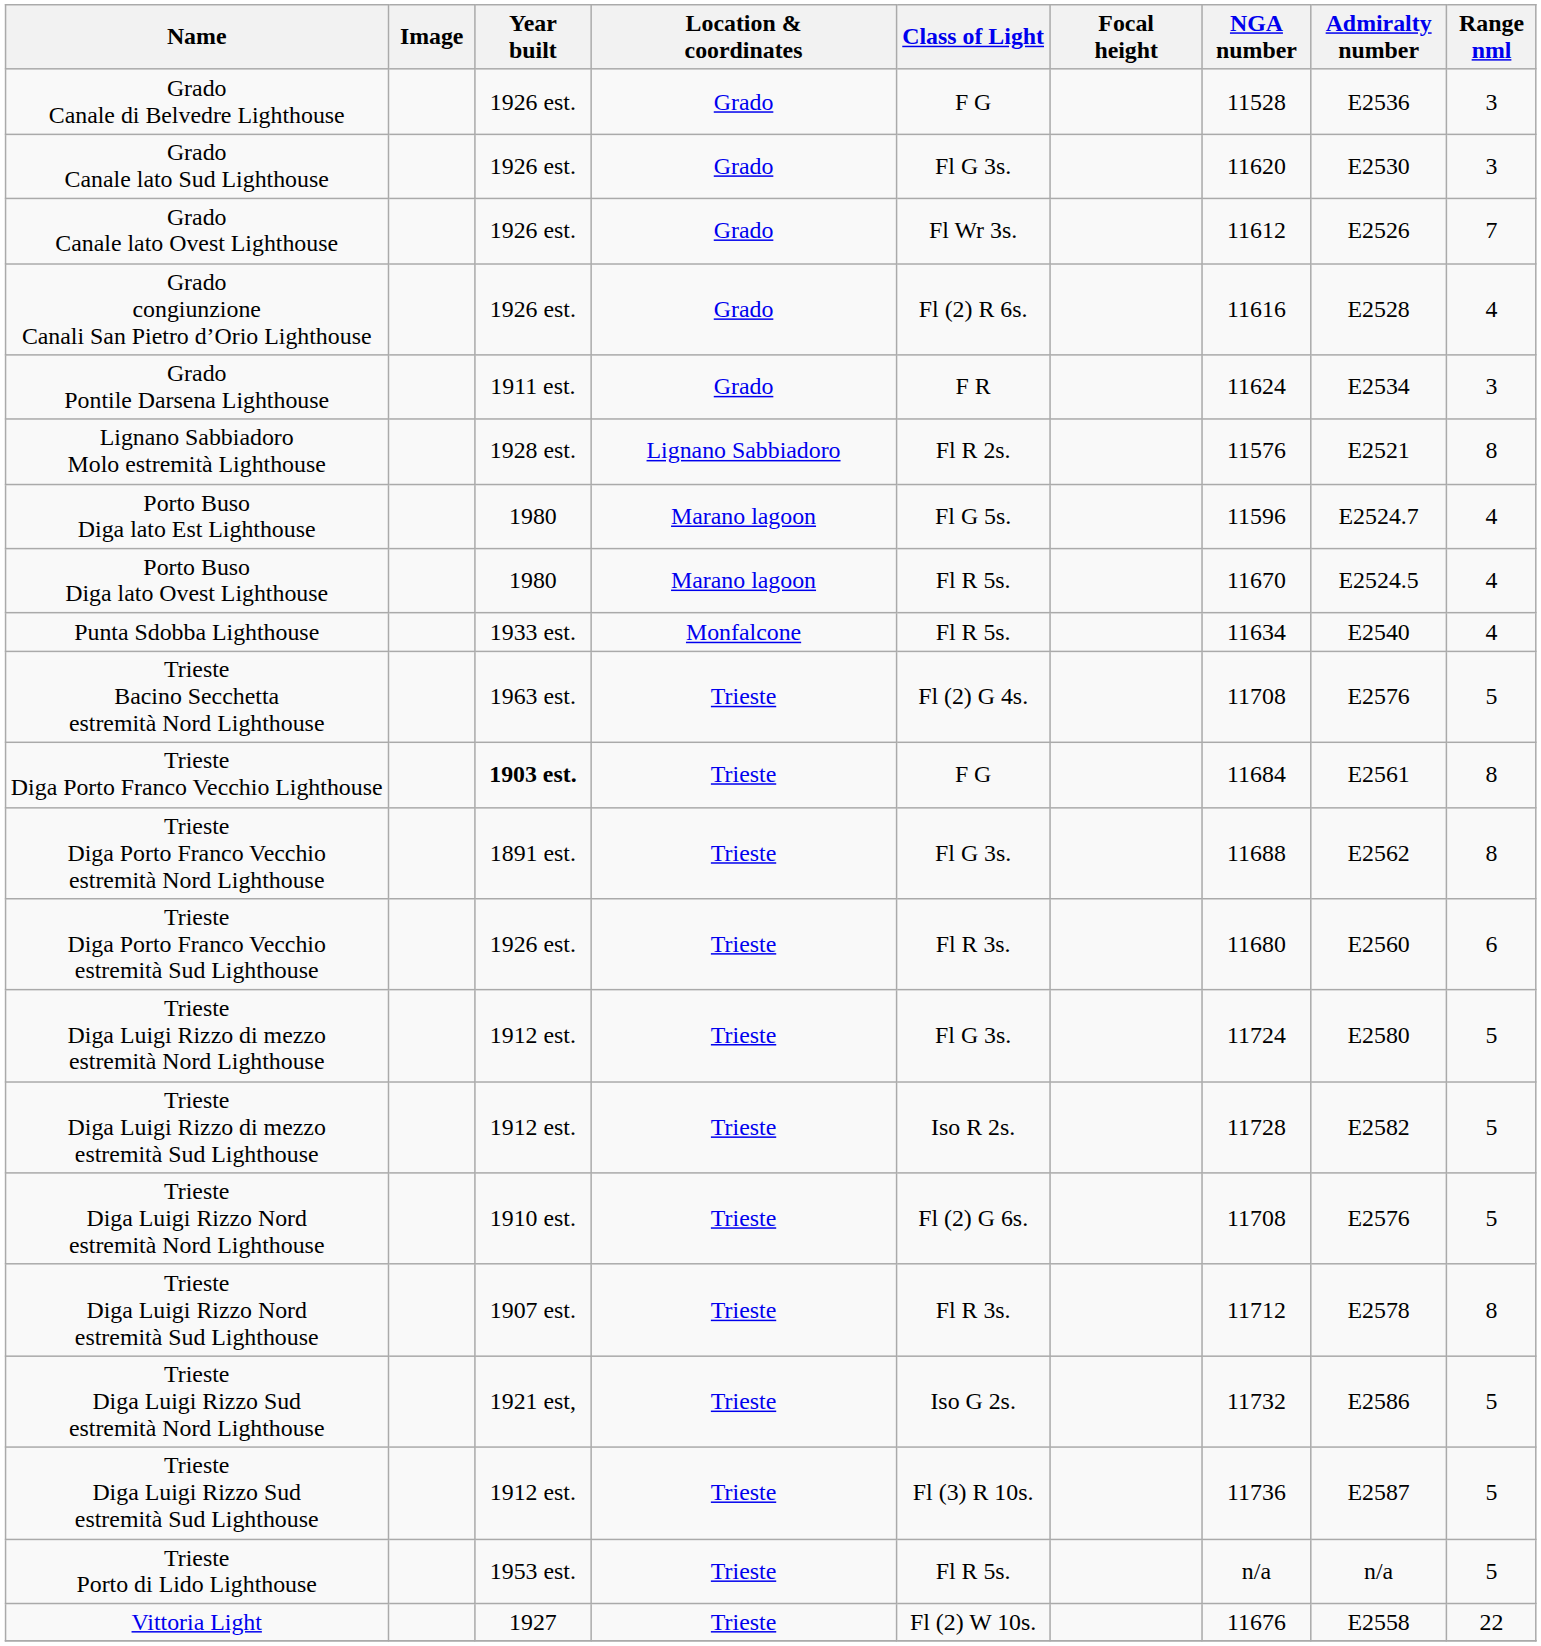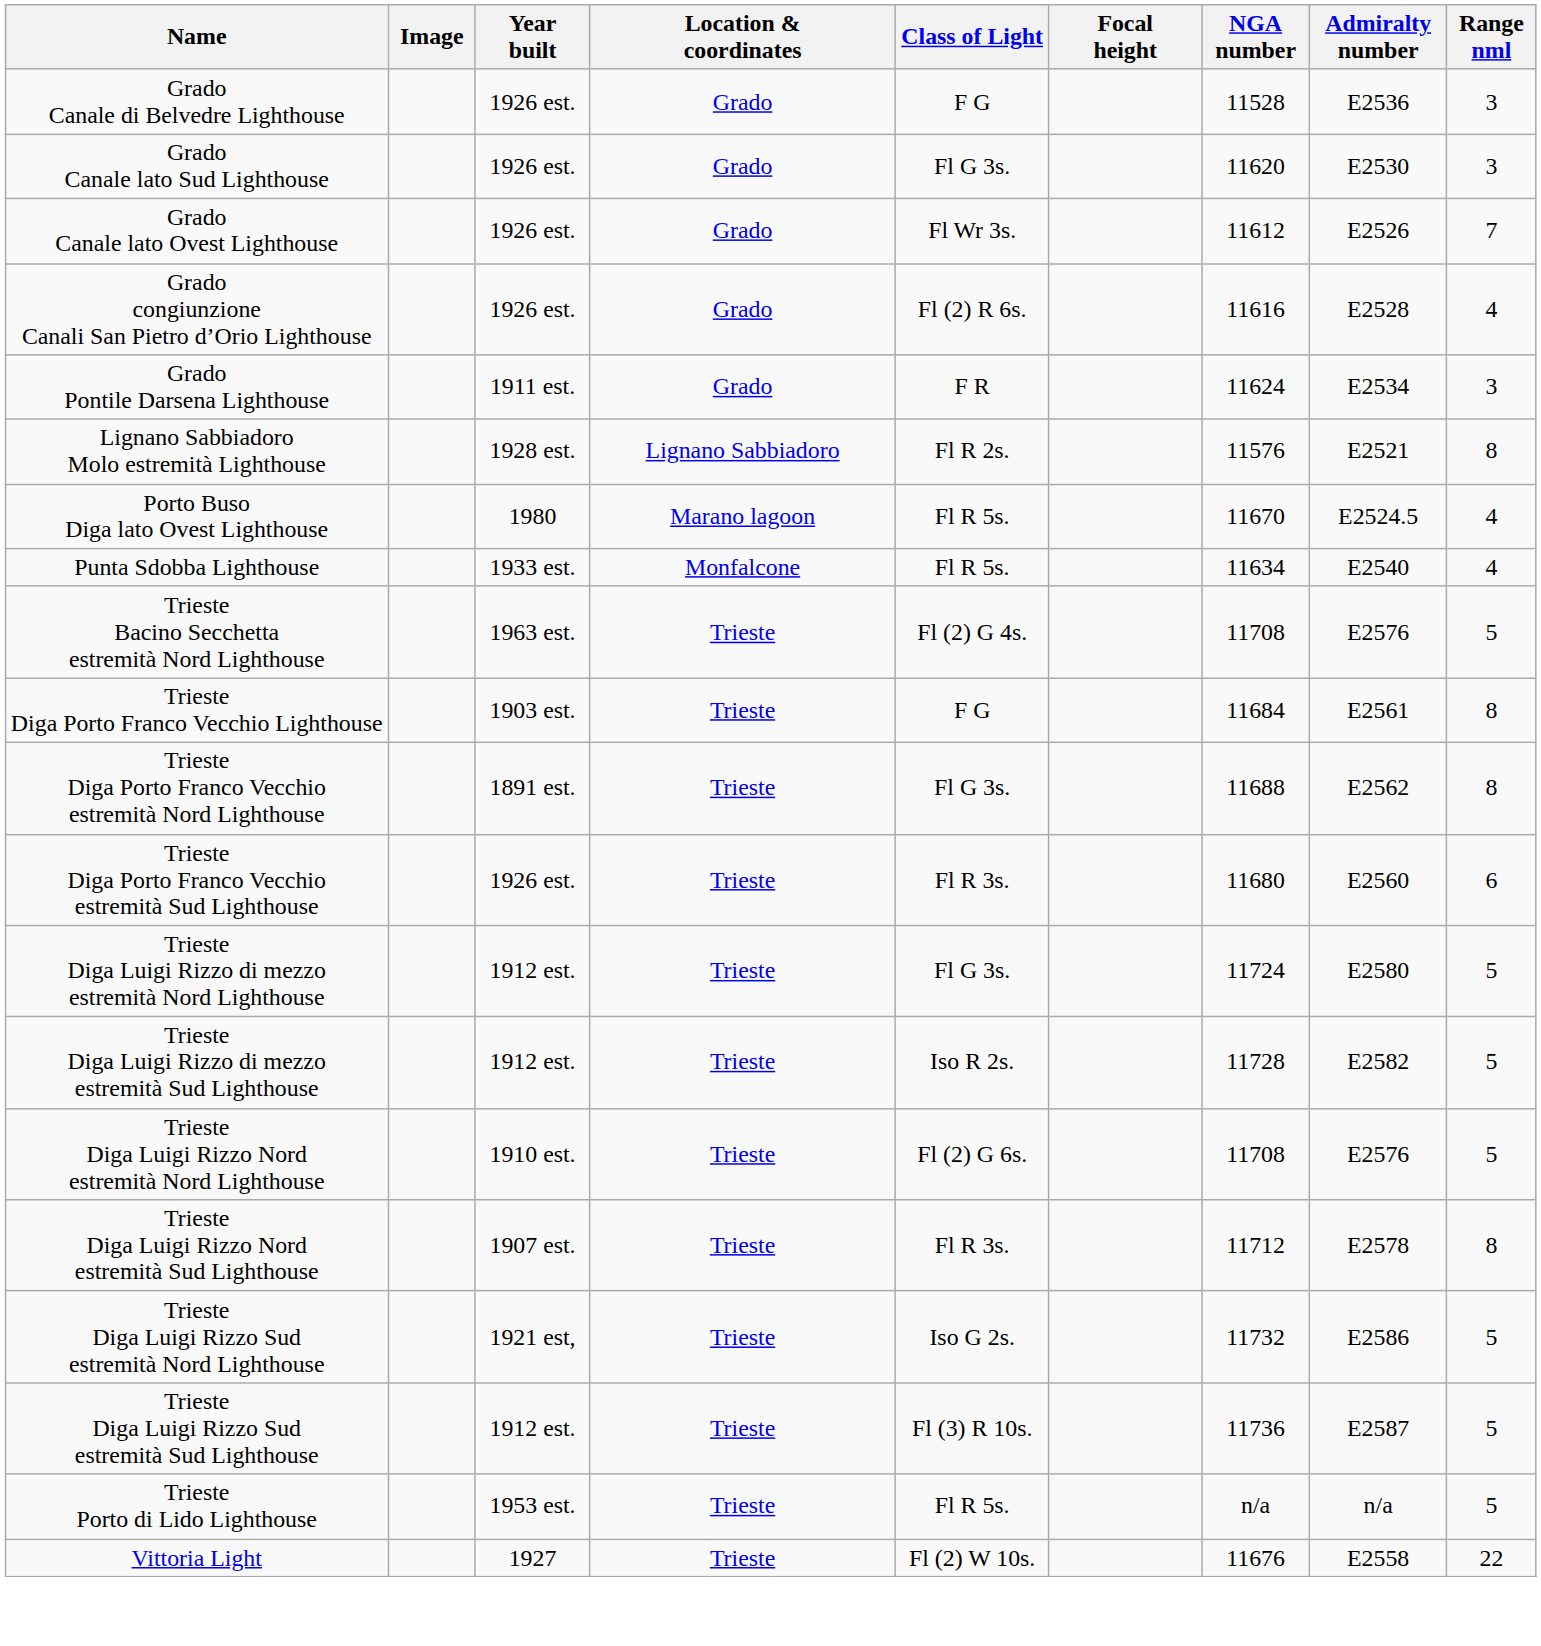- row: (197, 516)
(533, 774) bold -> (533, 709) normal
